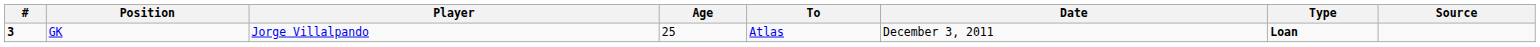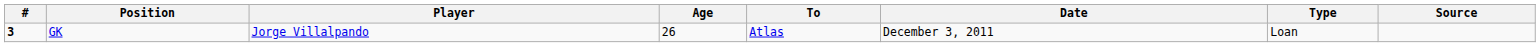(669, 33) 25 -> (669, 33) 26
(1284, 33) bold -> (1284, 33) normal
